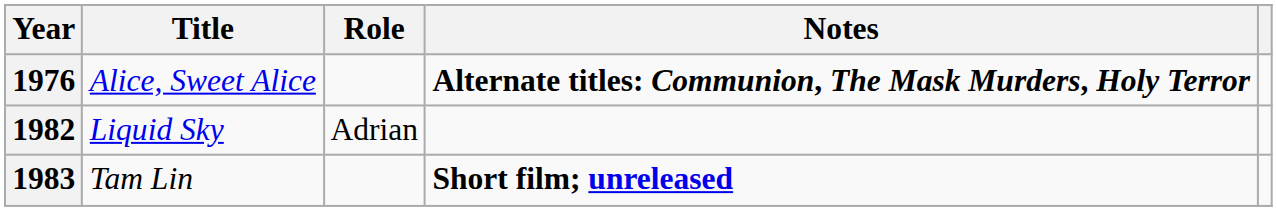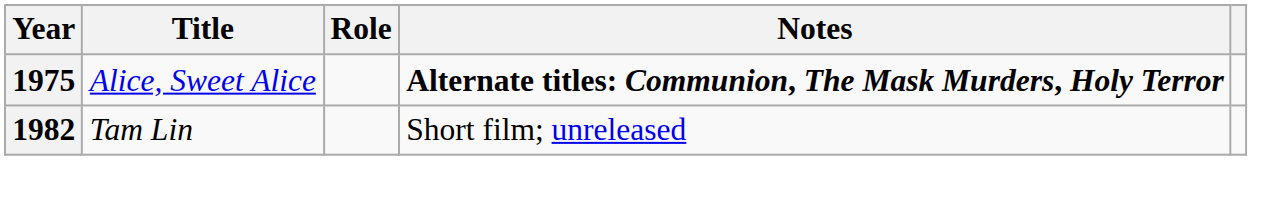(44, 79) 1976 -> (44, 79) 1975
- row: (157, 129)
(44, 179) 1983 -> (44, 129) 1982
(583, 179) bold -> (546, 129) normal
